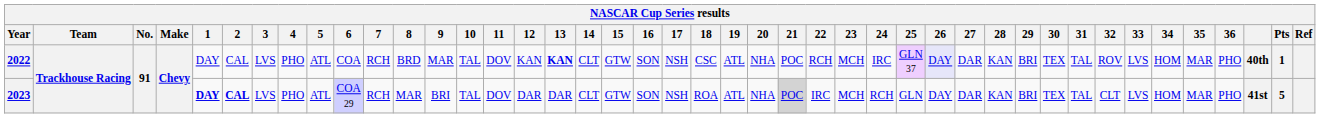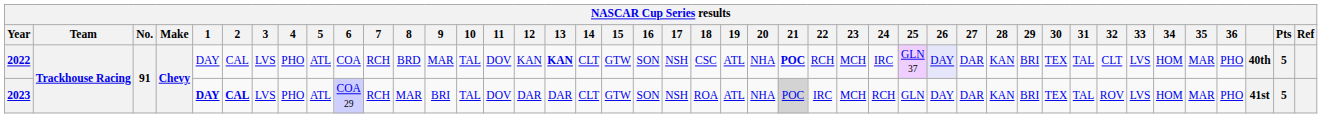(792, 61) normal -> (793, 61) bold
(1110, 61) ROV -> (1112, 61) CLT
(1282, 61) 1 -> (1284, 61) 5
(1110, 95) CLT -> (1112, 95) ROV
